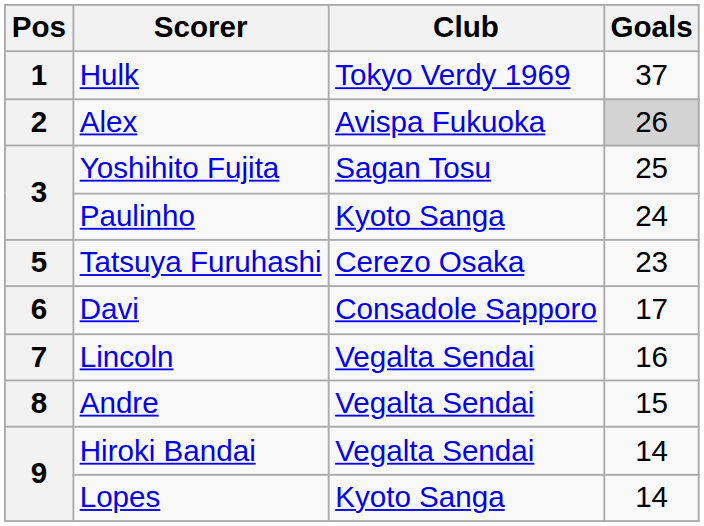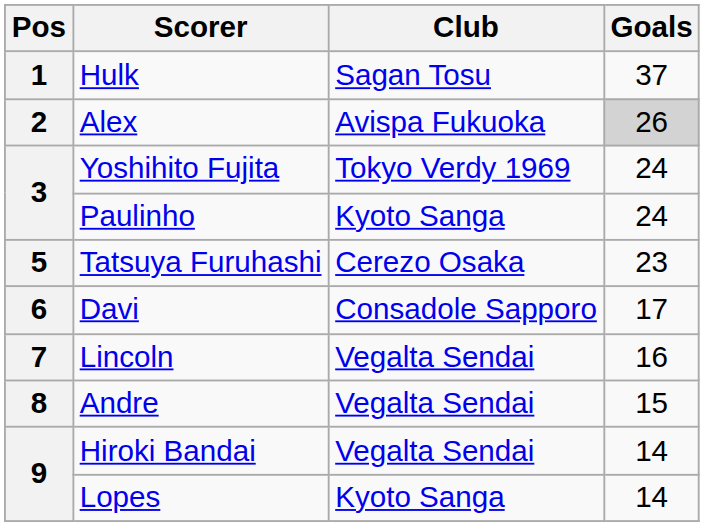(453, 74) Tokyo Verdy 1969 -> (413, 74) Sagan Tosu
(413, 168) Sagan Tosu -> (453, 168) Tokyo Verdy 1969
(652, 168) 25 -> (652, 168) 24
